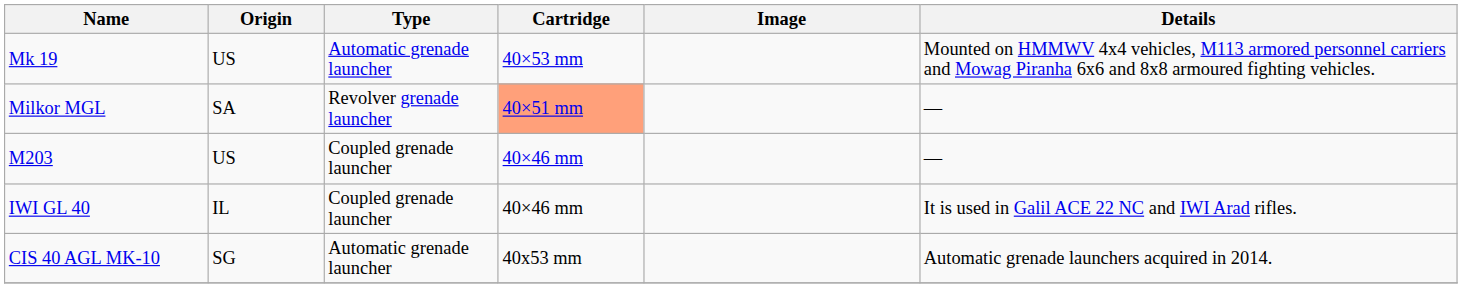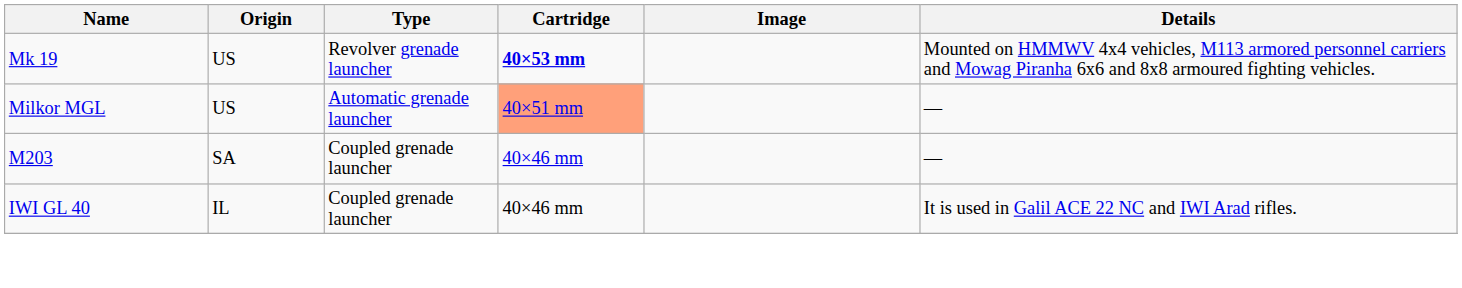(399, 58) Automatic grenade launcher -> (393, 58) Revolver grenade launcher
(543, 58) normal -> (544, 58) bold
(224, 108) SA -> (224, 108) US
(393, 108) Revolver grenade launcher -> (399, 108) Automatic grenade launcher
(224, 158) US -> (224, 158) SA
- row: (84, 258)
